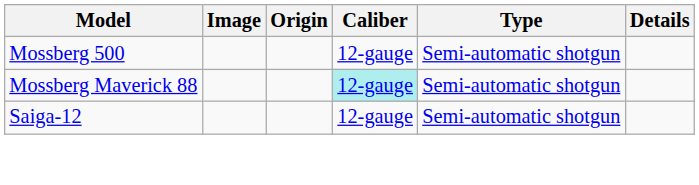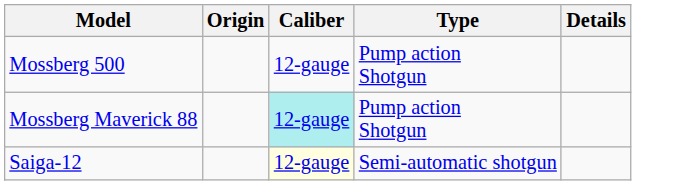- column: (234, 20)
(521, 52) Semi-automatic shotgun -> (410, 64) Pump action Shotgun
(521, 85) Semi-automatic shotgun -> (410, 119) Pump action Shotgun
(375, 117) no background -> (312, 163) lightyellow background
